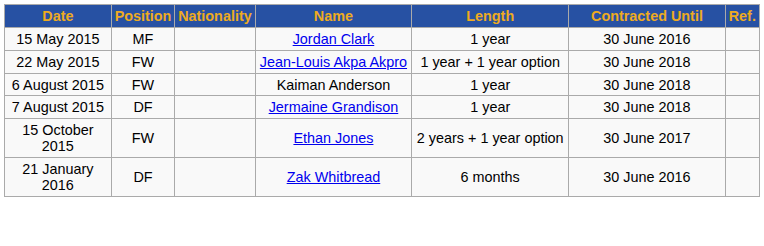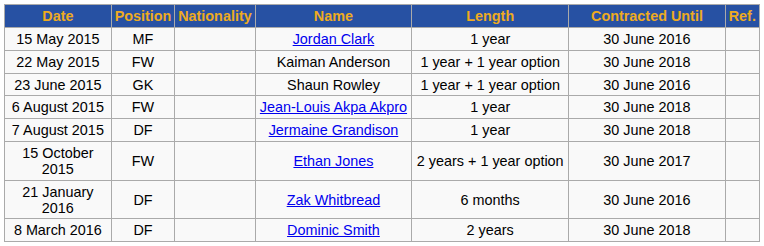(333, 62) Jean-Louis Akpa Akpro -> (333, 62) Kaiman Anderson
+ row: (58, 85)
(333, 85) Kaiman Anderson -> (333, 107) Jean-Louis Akpa Akpro
+ row: (58, 230)
